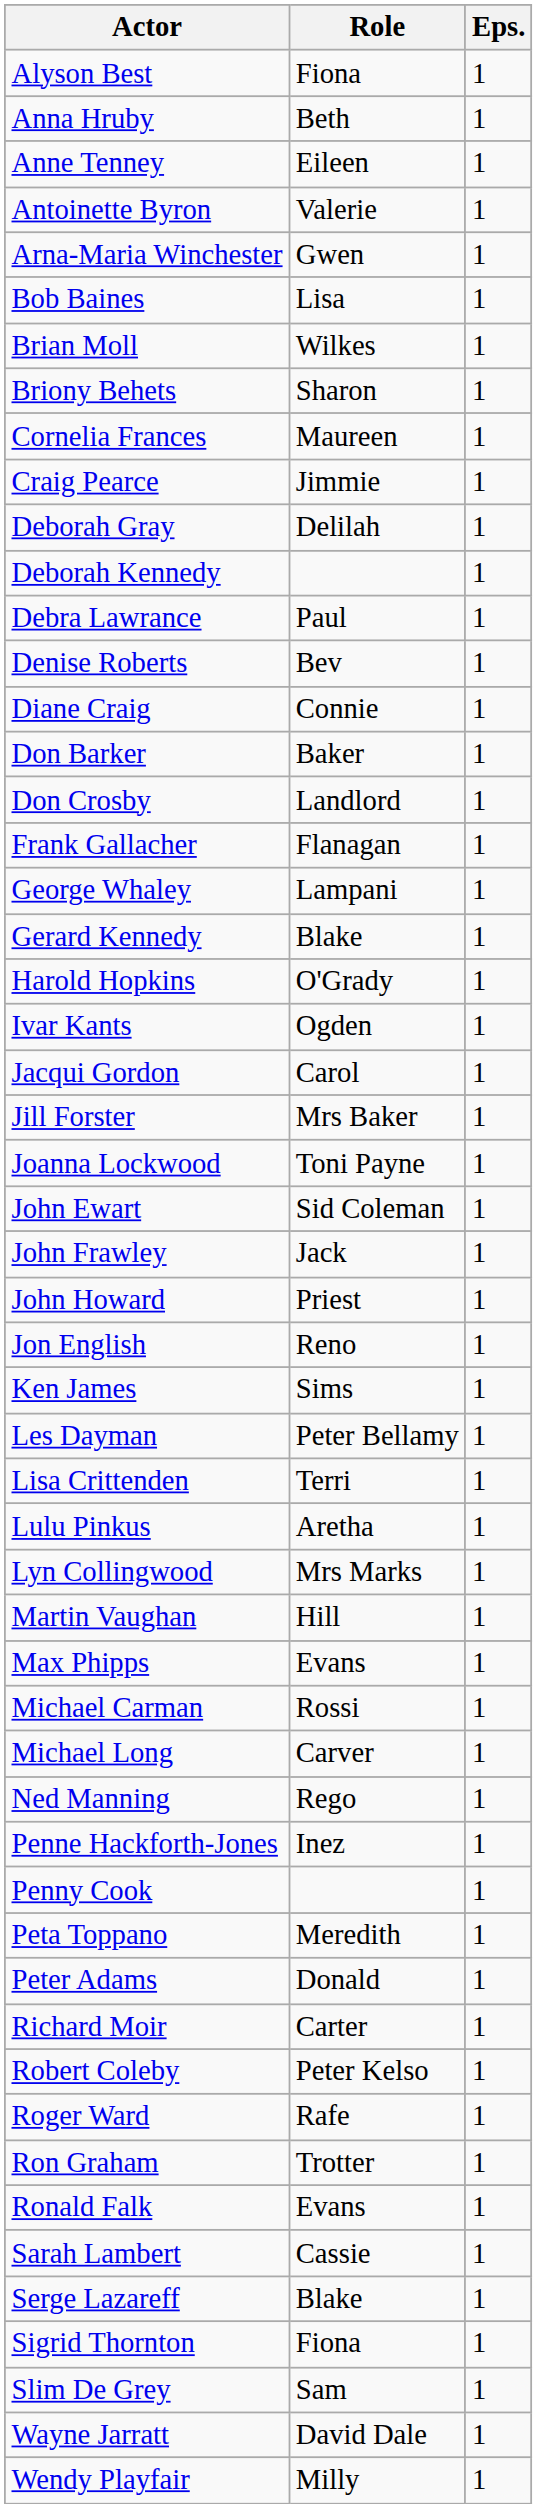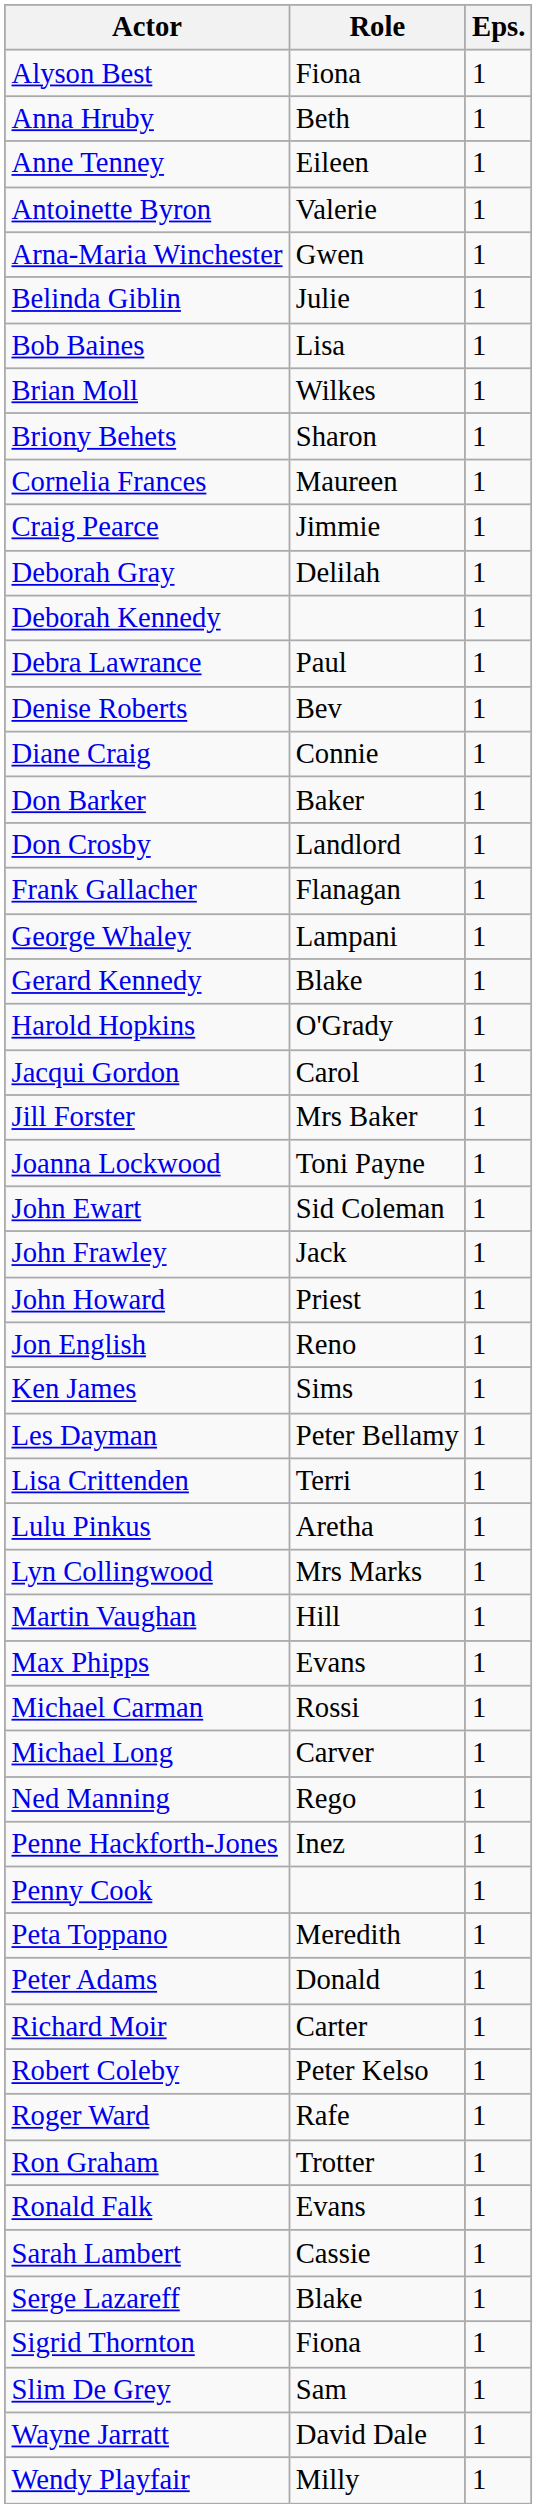+ row: (96, 299)
- row: (72, 1026)
